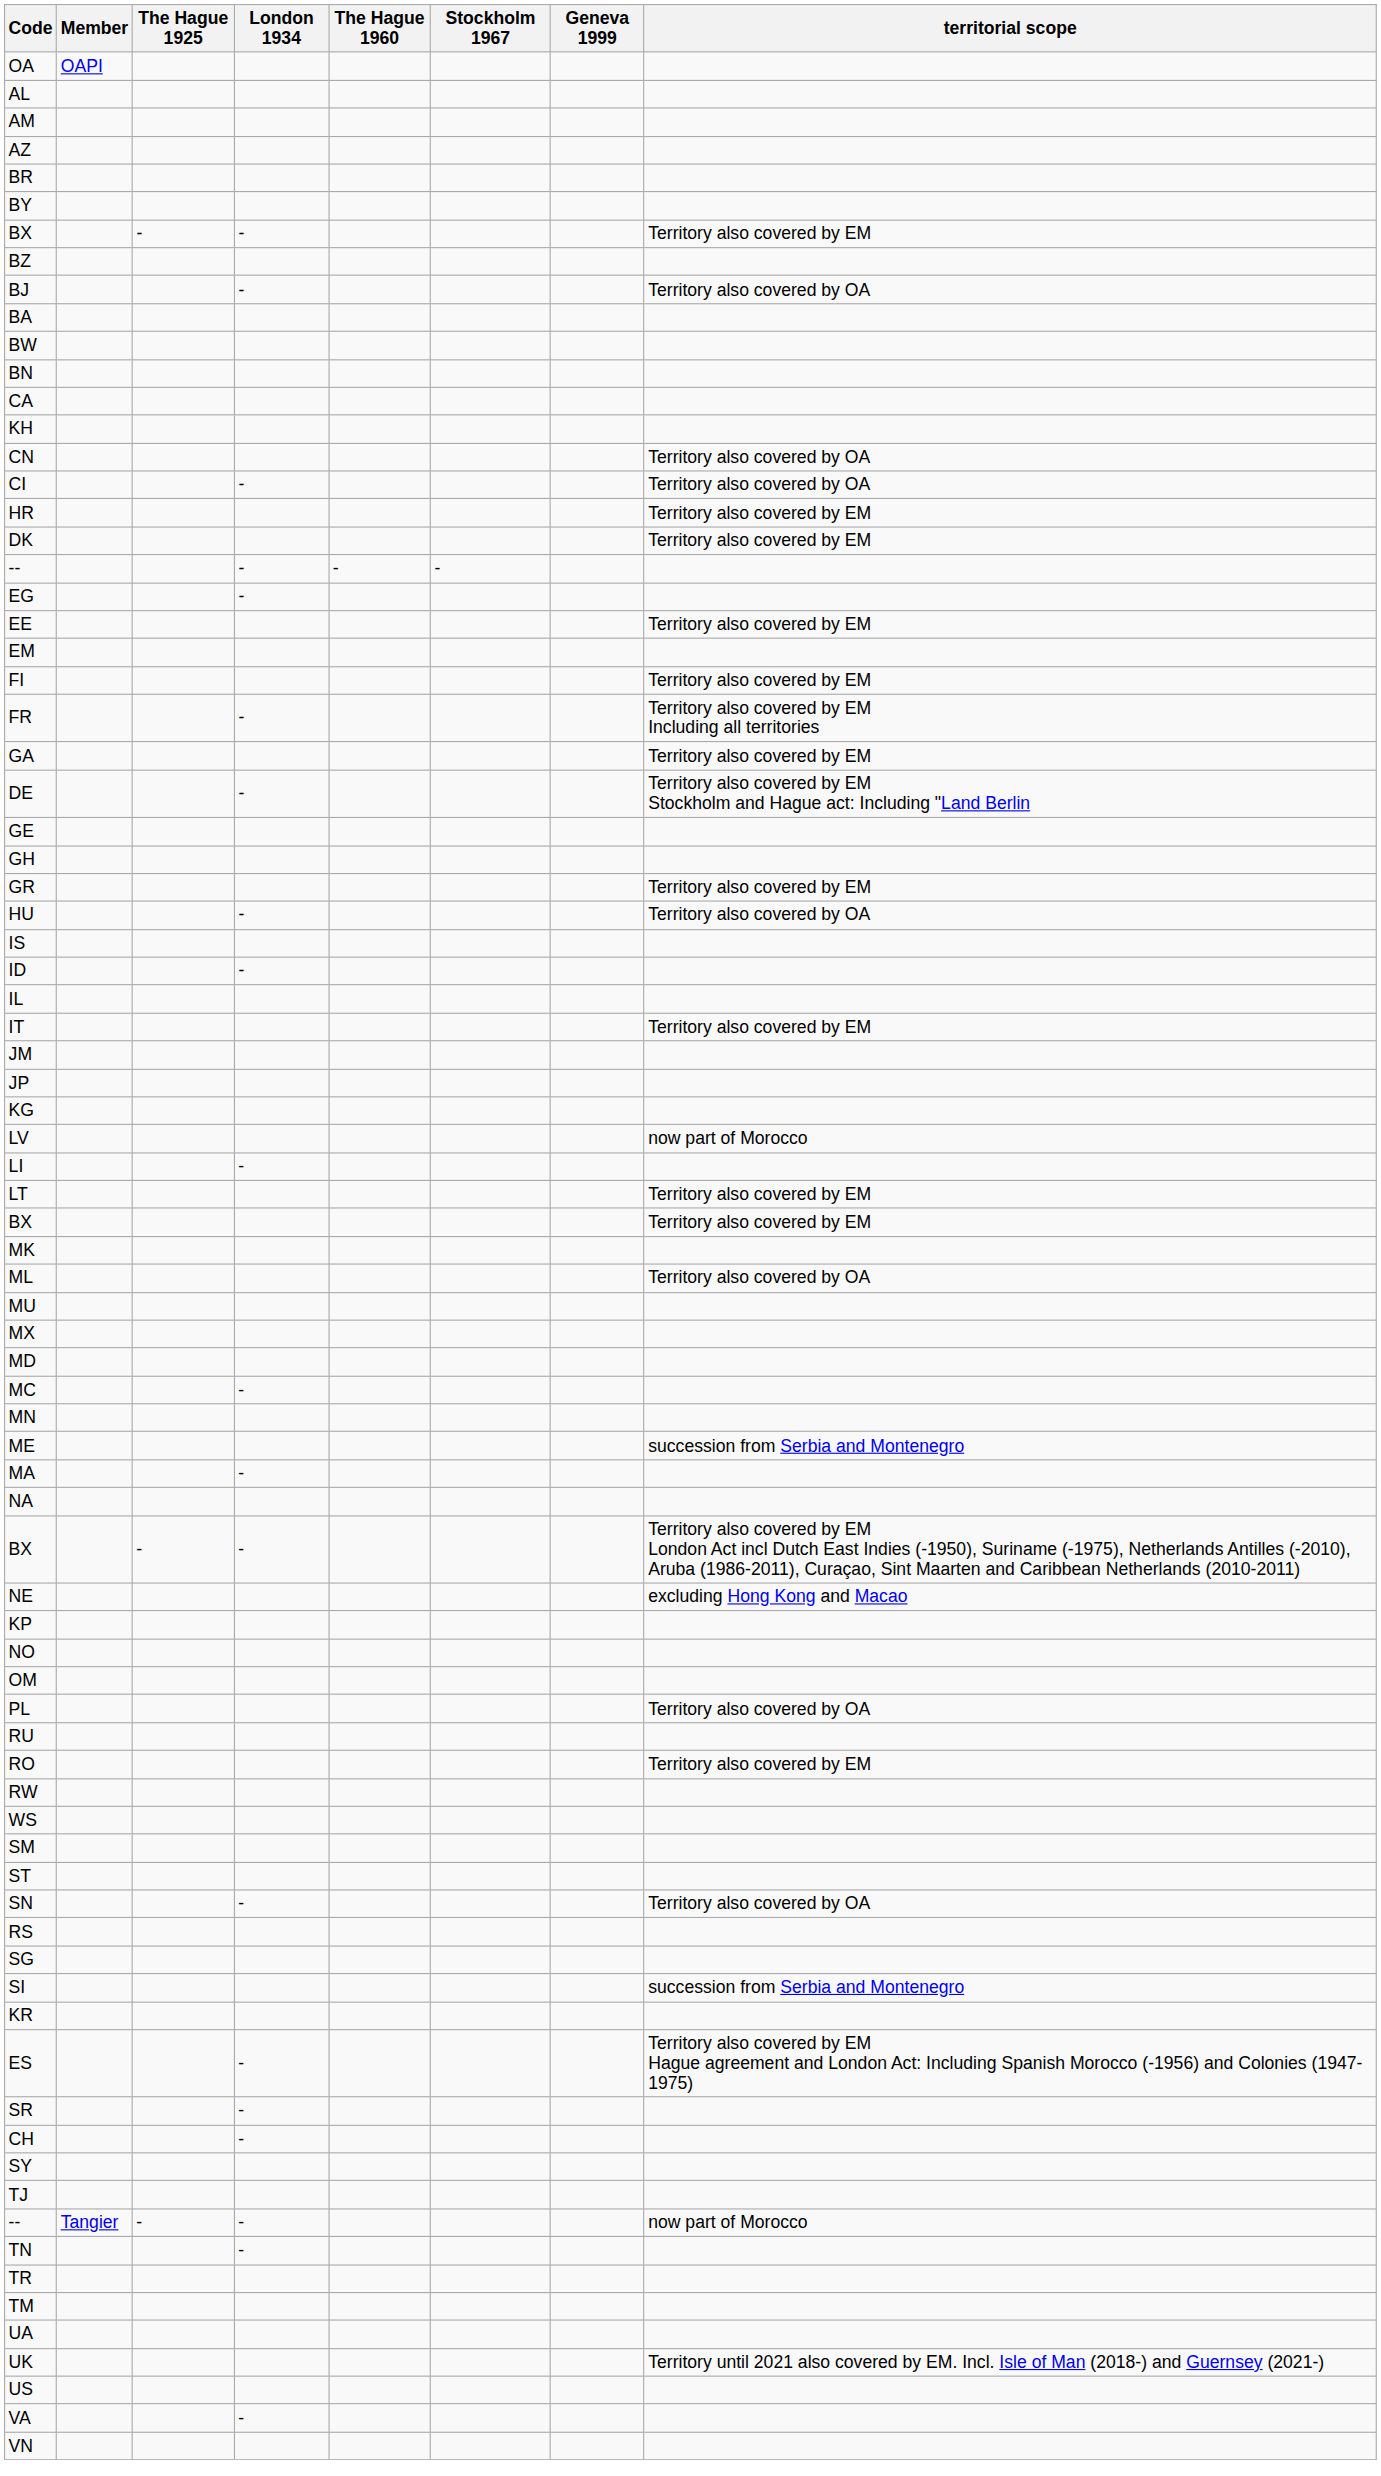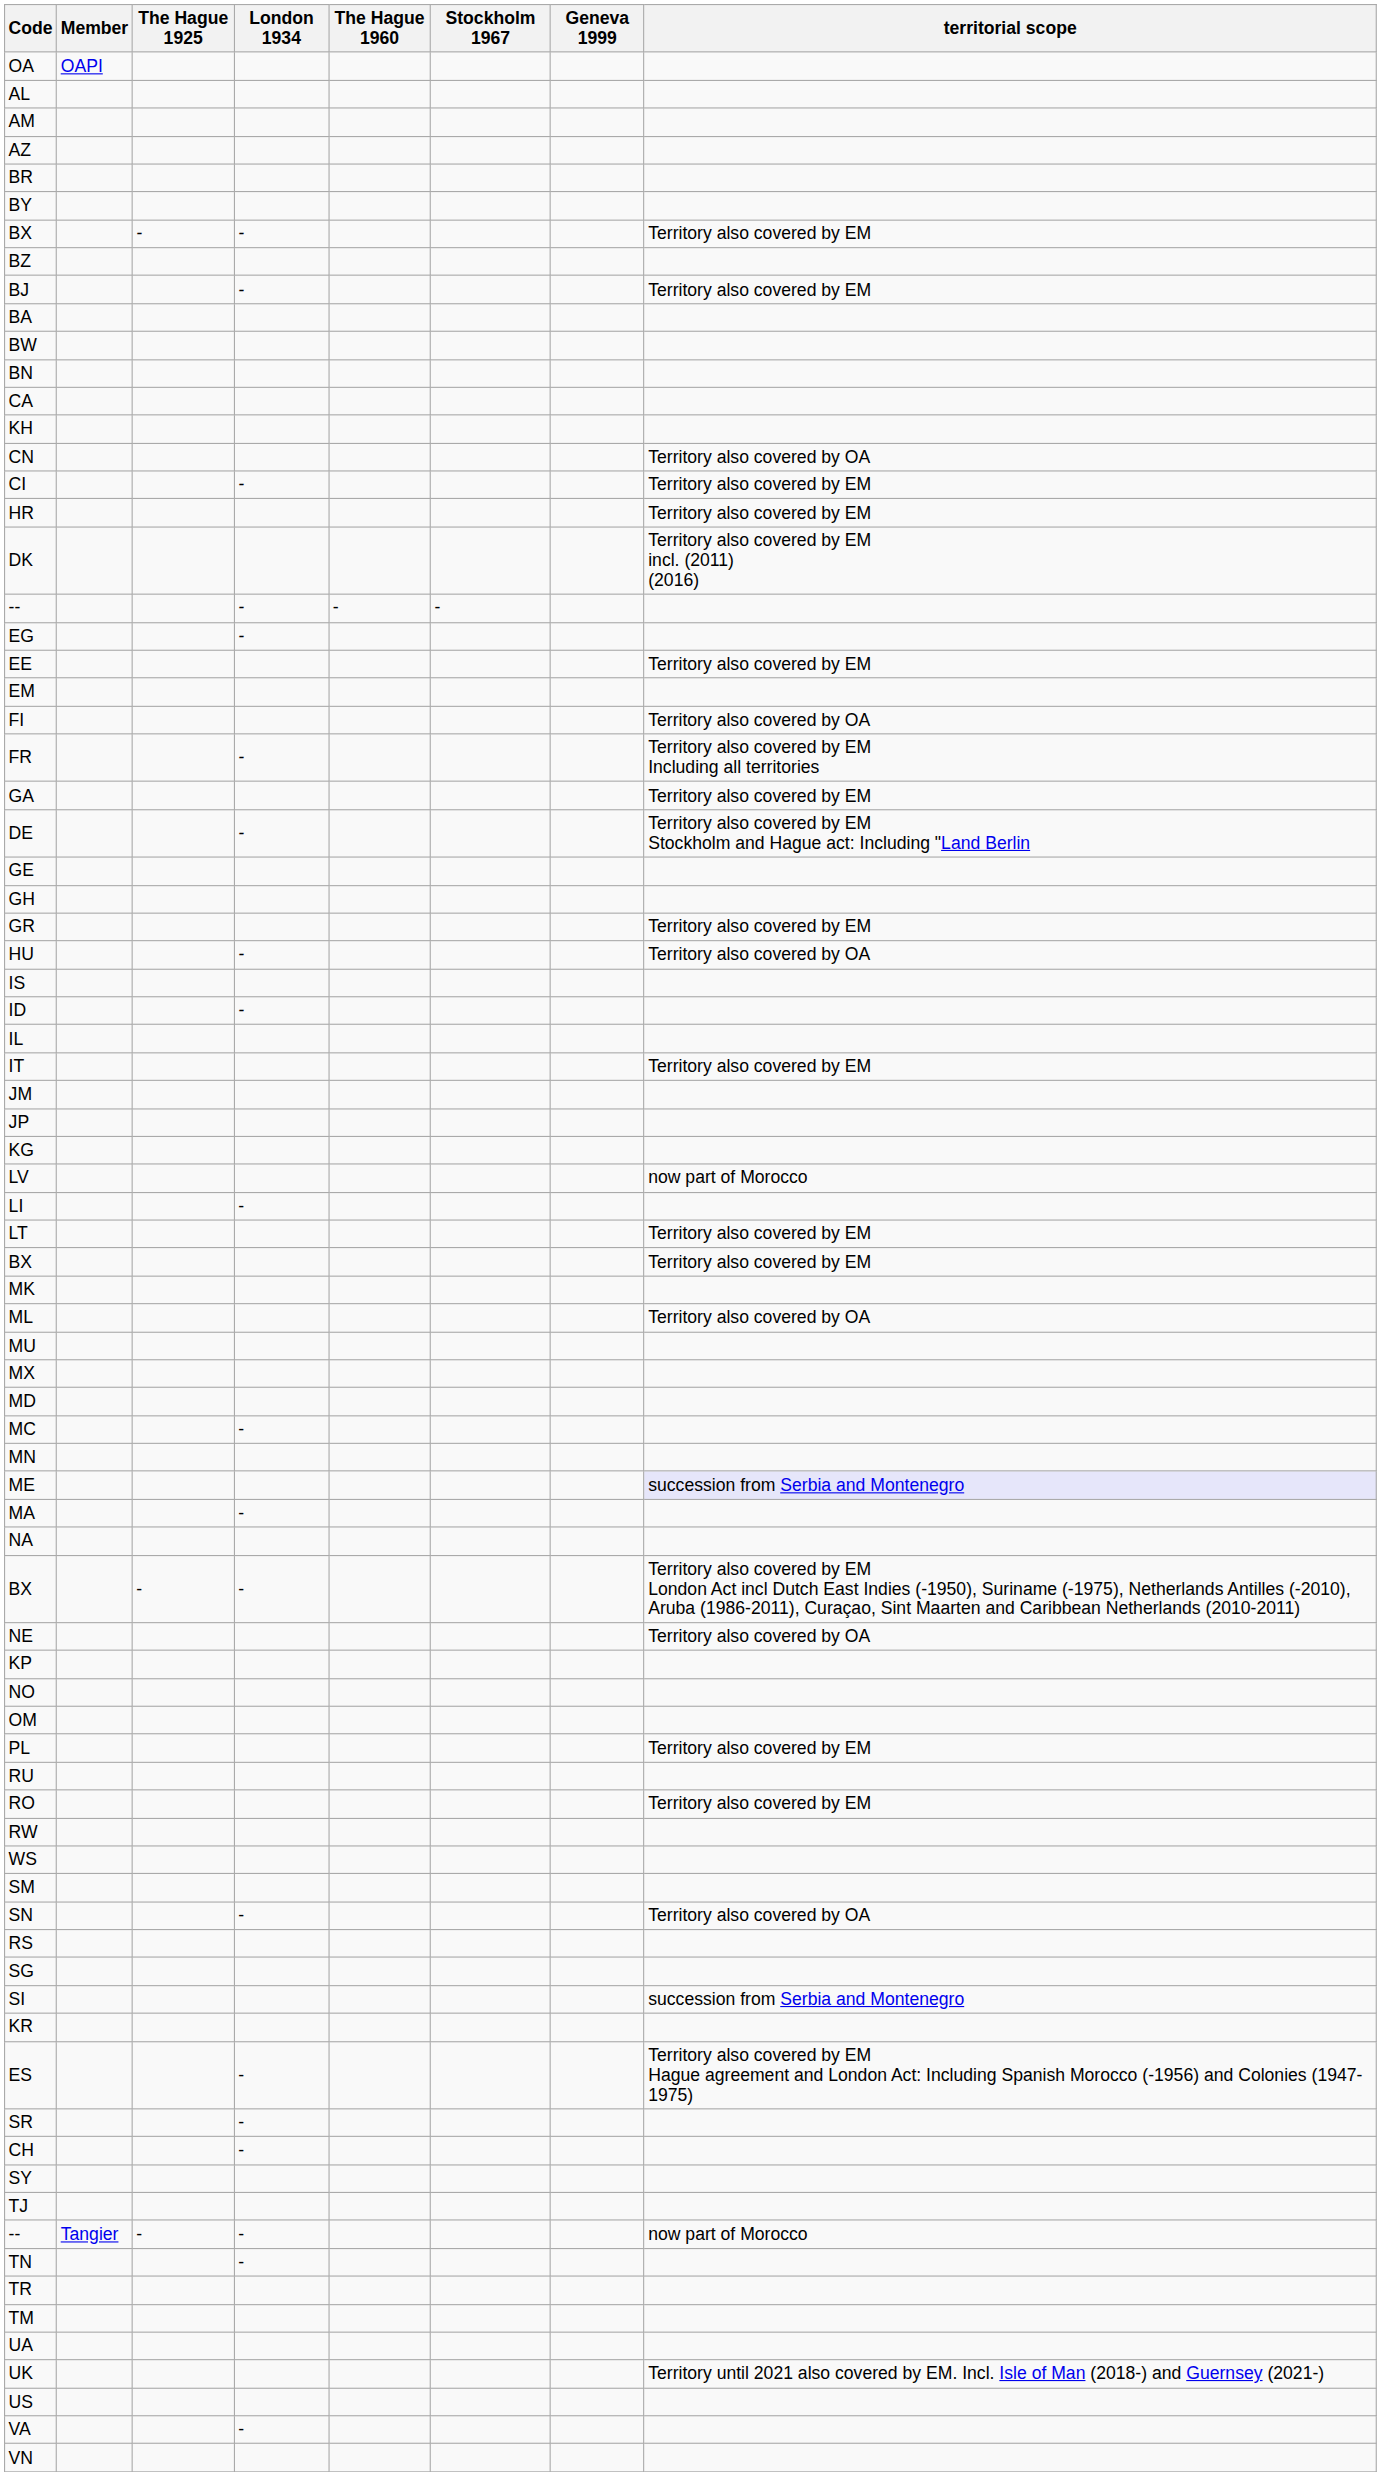(759, 289) Territory also covered by OA -> (760, 289) Territory also covered by EM
(759, 484) Territory also covered by OA -> (760, 484) Territory also covered by EM
(760, 540) Territory also covered by EM -> (760, 560) Territory also covered by EM incl. (2011) (2016)
(760, 680) Territory also covered by EM -> (759, 719) Territory also covered by OA
(806, 1445) no background -> (806, 1485) lavender background
(778, 1596) excluding Hong Kong and Macao -> (759, 1636) Territory also covered by OA
(759, 1708) Territory also covered by OA -> (760, 1748) Territory also covered by EM
- row: (20, 1875)
